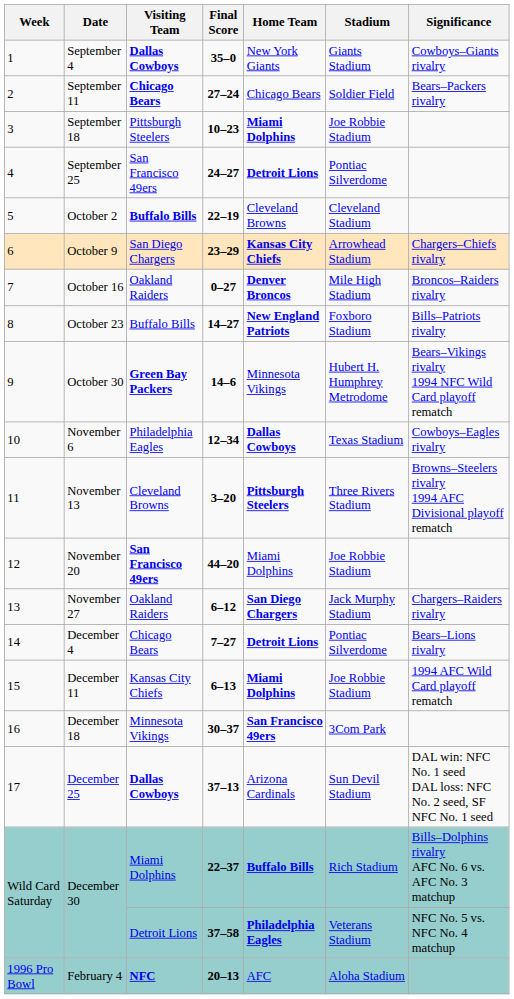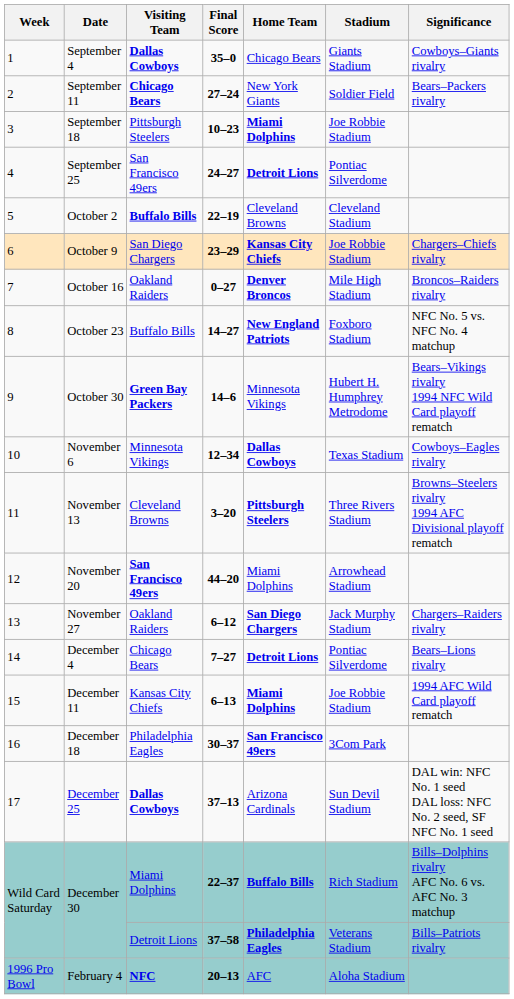(272, 58) New York Giants -> (284, 58) Chicago Bears
(284, 94) Chicago Bears -> (272, 94) New York Giants
(357, 251) Arrowhead Stadium -> (357, 251) Joe Robbie Stadium
(446, 323) Bills–Patriots rivalry -> (448, 330) NFC No. 5 vs. NFC No. 4 matchup
(161, 439) Philadelphia Eagles -> (156, 454) Minnesota Vikings
(357, 563) Joe Robbie Stadium -> (357, 578) Arrowhead Stadium
(156, 728) Minnesota Vikings -> (161, 743) Philadelphia Eagles
(448, 933) NFC No. 5 vs. NFC No. 4 matchup -> (446, 940) Bills–Patriots rivalry
